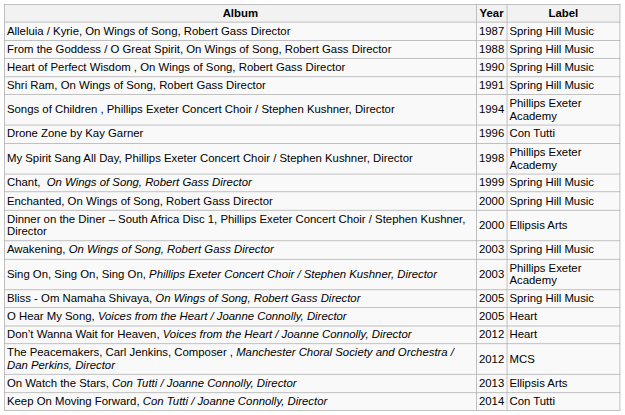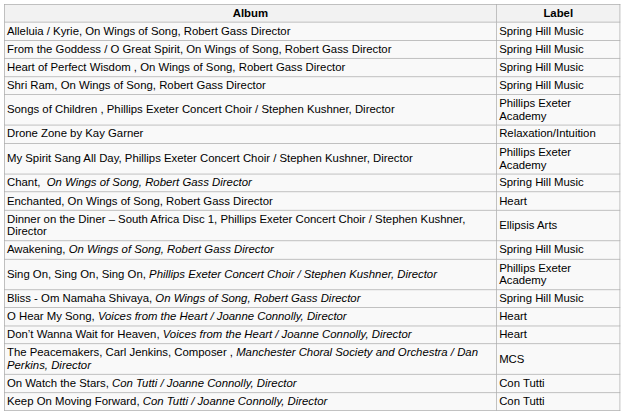- column: (492, 13)
(532, 134) Con Tutti -> (547, 134) Relaxation/Intuition
(552, 201) Spring Hill Music -> (513, 201) Heart
(539, 383) Ellipsis Arts -> (522, 383) Con Tutti
